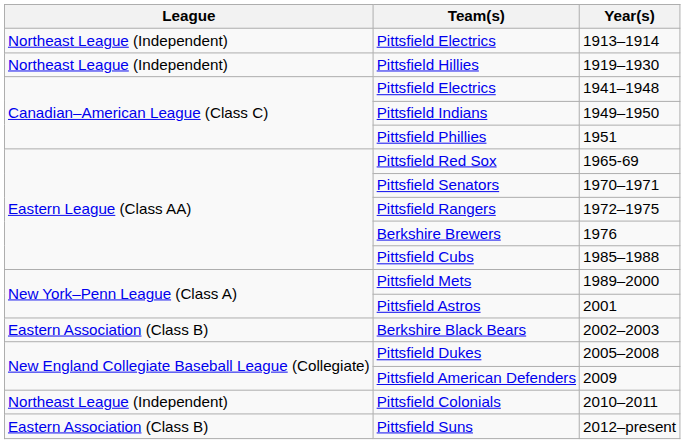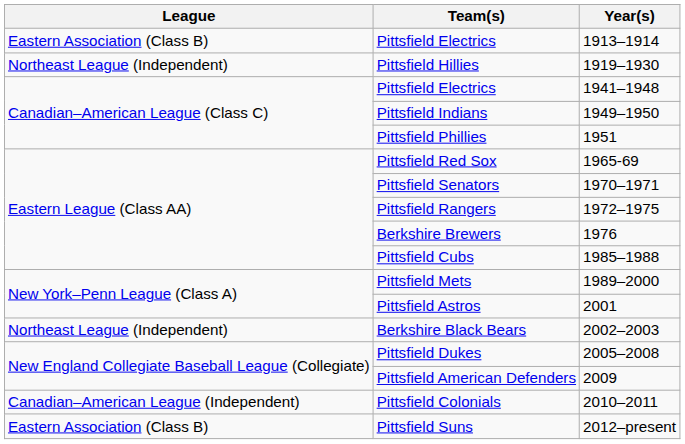(118, 40) Northeast League (Independent) -> (108, 40) Eastern Association (Class B)
(108, 329) Eastern Association (Class B) -> (118, 329) Northeast League (Independent)
(118, 402) Northeast League (Independent) -> (154, 402) Canadian–American League (Independent)
